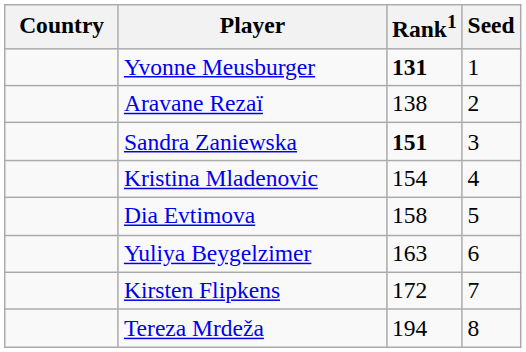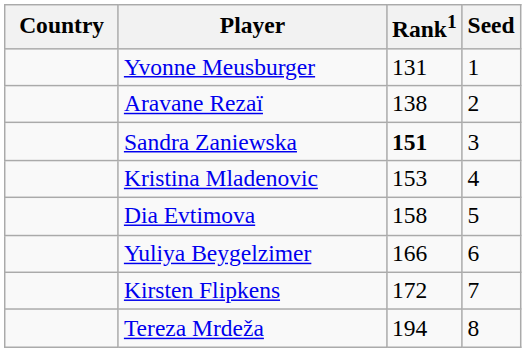(410, 66) bold -> (410, 66) normal
(410, 178) 154 -> (410, 178) 153
(410, 253) 163 -> (410, 253) 166
